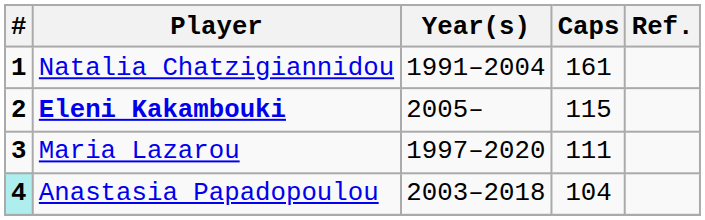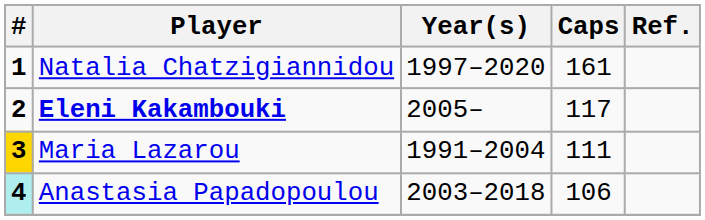(476, 68) 1991–2004 -> (476, 68) 1997–2020
(589, 110) 115 -> (589, 110) 117
(19, 152) no background -> (19, 152) gold background
(476, 152) 1997–2020 -> (476, 152) 1991–2004
(589, 194) 104 -> (589, 194) 106
